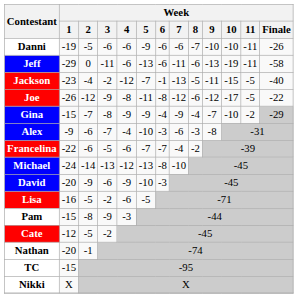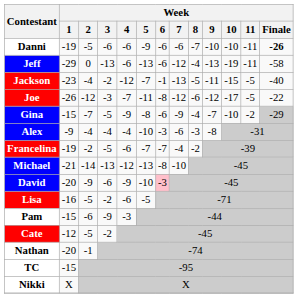(276, 47) normal -> (276, 47) bold
(107, 64) -11 -> (107, 64) -13
(179, 64) -11 -> (179, 64) -12
(195, 64) -6 -> (195, 64) -4
(107, 98) -9 -> (107, 98) -3
(127, 98) -8 -> (127, 98) -7
(107, 115) -8 -> (107, 115) -5
(146, 115) -9 -> (146, 115) -8
(162, 115) -4 -> (162, 115) -6
(88, 132) -6 -> (88, 132) -4
(107, 132) -7 -> (107, 132) -4
(69, 149) -22 -> (69, 149) -19
(88, 149) -6 -> (88, 149) -2
(69, 166) -24 -> (69, 166) -21
(162, 183) no background -> (162, 183) pink background
(88, 217) -8 -> (88, 217) -6
